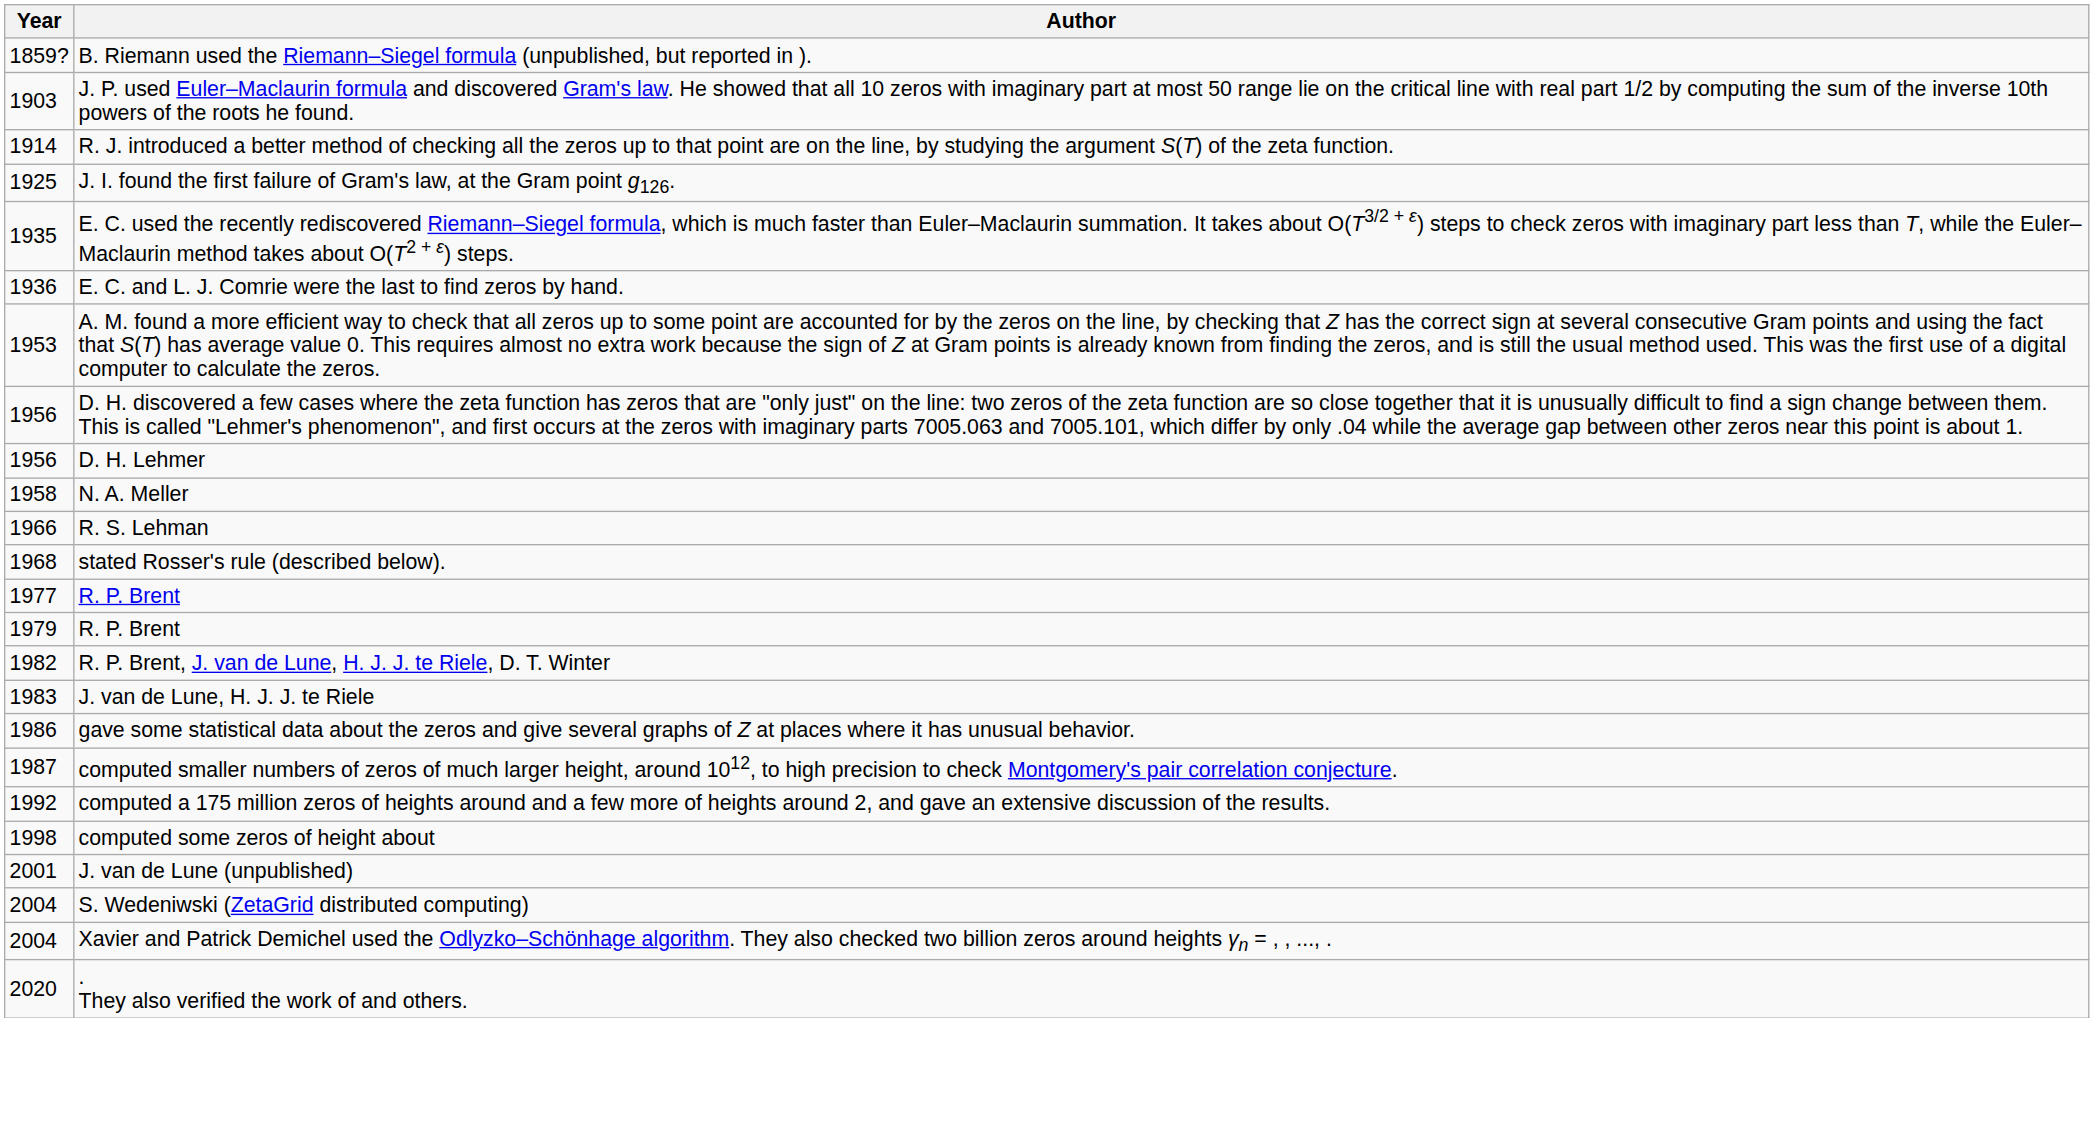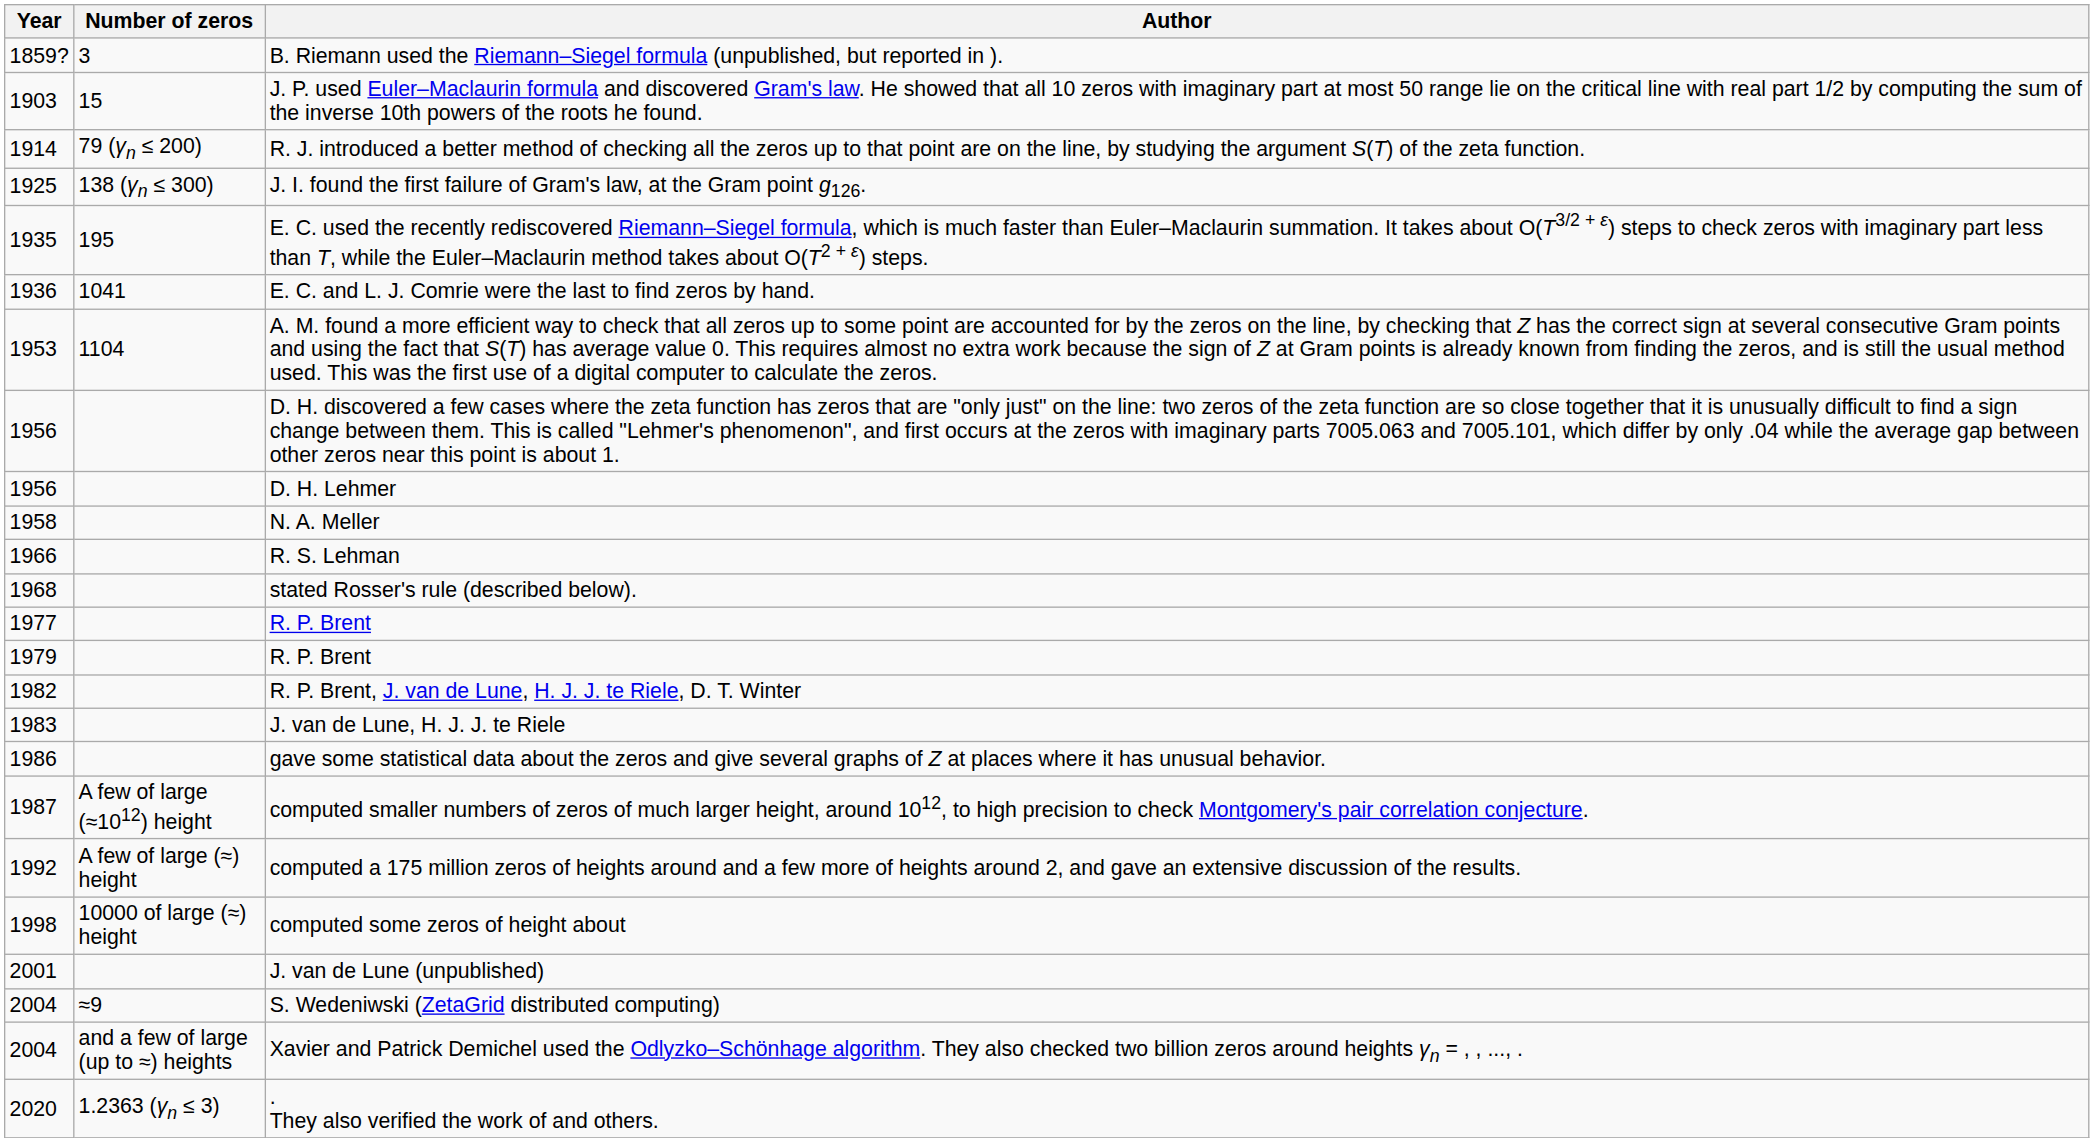+ column: (169, 21)
